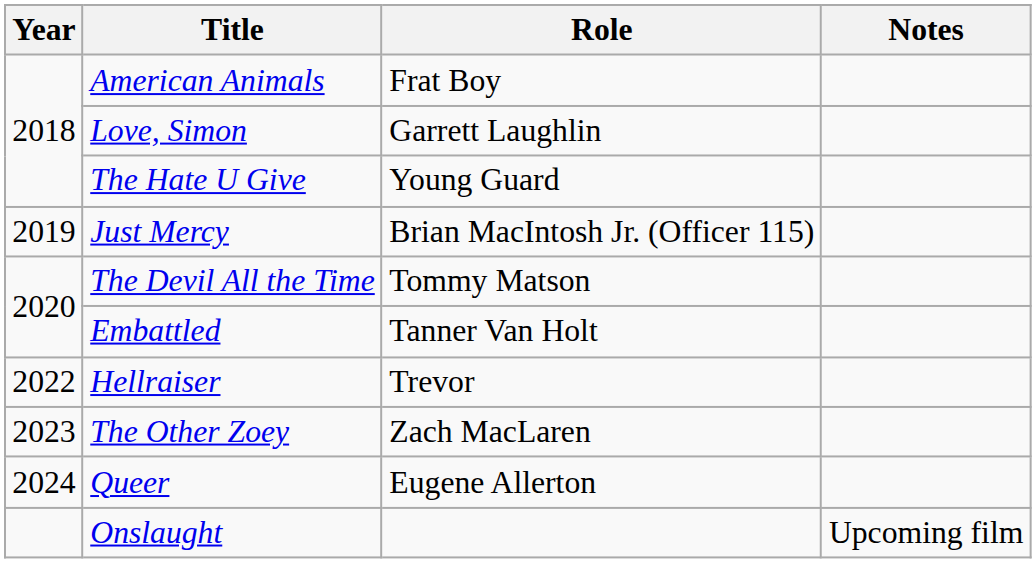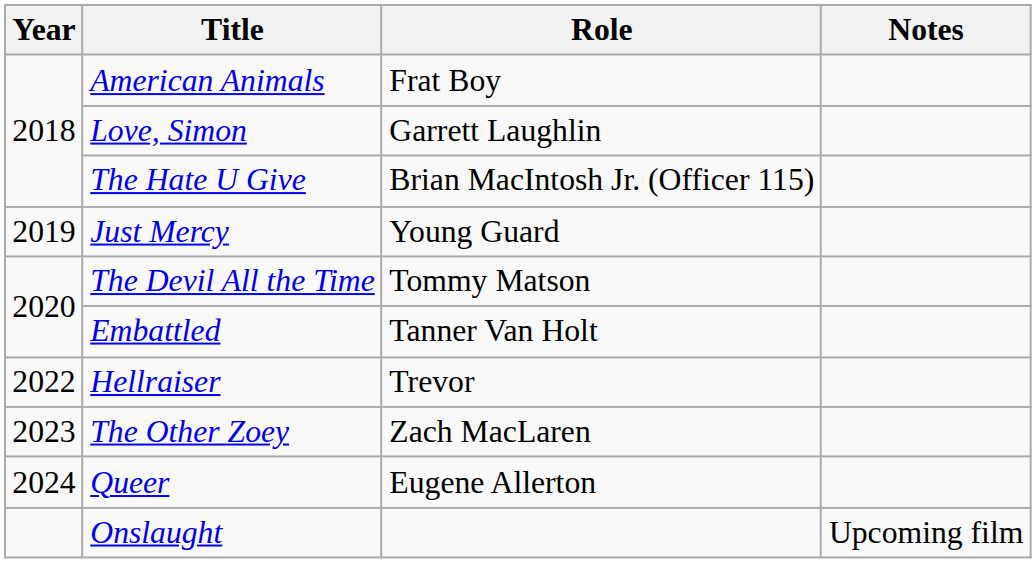(474, 180) Young Guard -> (602, 180) Brian MacIntosh Jr. (Officer 115)
(602, 230) Brian MacIntosh Jr. (Officer 115) -> (474, 230) Young Guard
